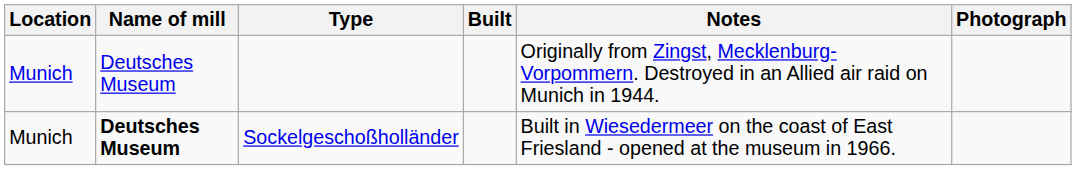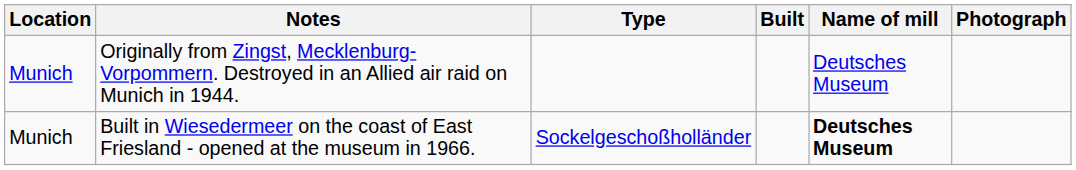columns swapped: (167, 20) <-> (734, 20)
